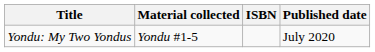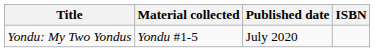columns swapped: (325, 15) <-> (261, 15)
